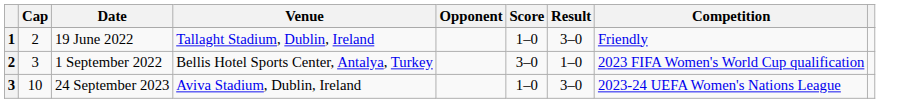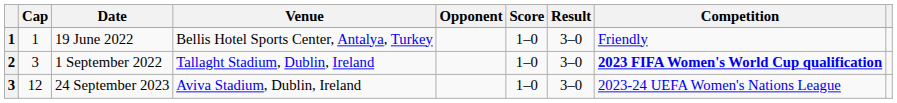(35, 39) 2 -> (35, 39) 1
(275, 39) Tallaght Stadium, Dublin, Ireland -> (305, 39) Bellis Hotel Sports Center, Antalya, Turkey
(305, 62) Bellis Hotel Sports Center, Antalya, Turkey -> (275, 62) Tallaght Stadium, Dublin, Ireland
(527, 62) 3–0 -> (527, 62) 1–0
(571, 62) 1–0 -> (571, 62) 3–0
(731, 62) normal -> (740, 62) bold
(35, 86) 10 -> (35, 86) 12
